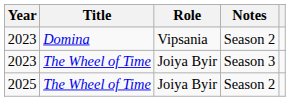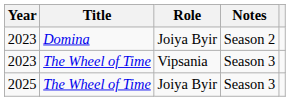(183, 38) Vipsania -> (187, 38) Joiya Byir
(187, 61) Joiya Byir -> (183, 61) Vipsania
(249, 84) Season 2 -> (249, 84) Season 3
